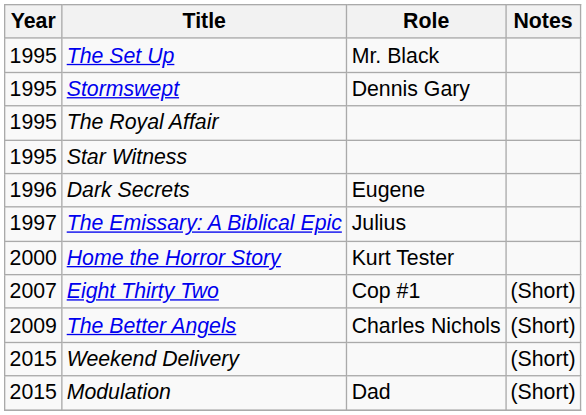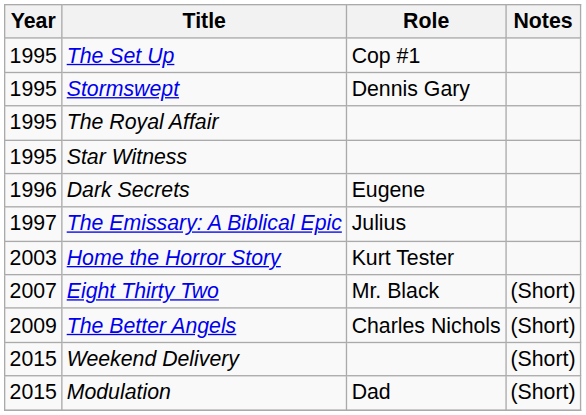(395, 55) Mr. Black -> (386, 55) Cop #1
(33, 257) 2000 -> (33, 257) 2003
(386, 291) Cop #1 -> (395, 291) Mr. Black
